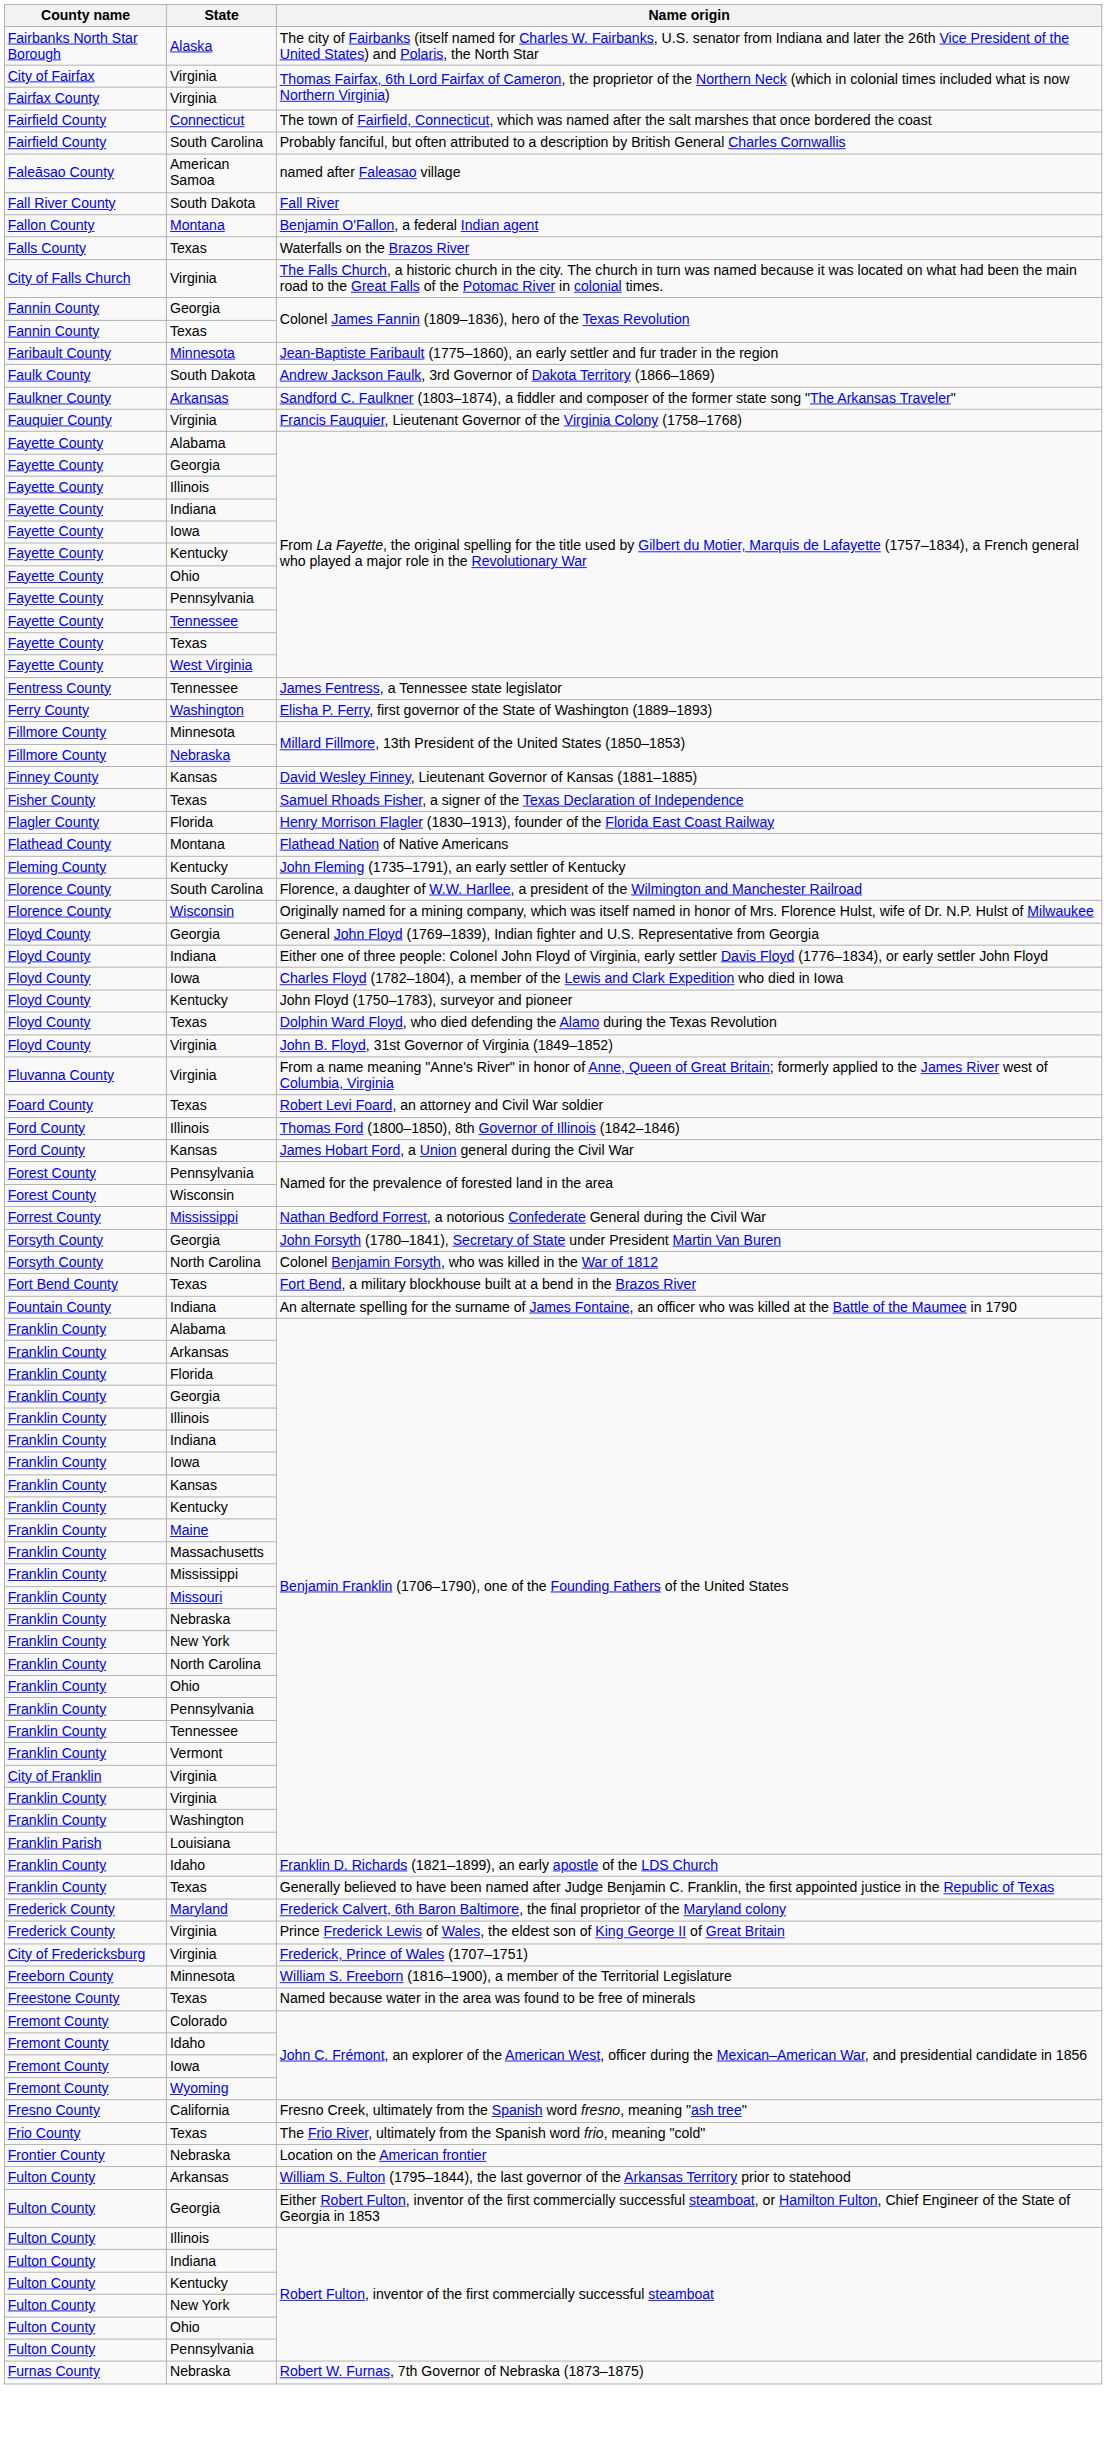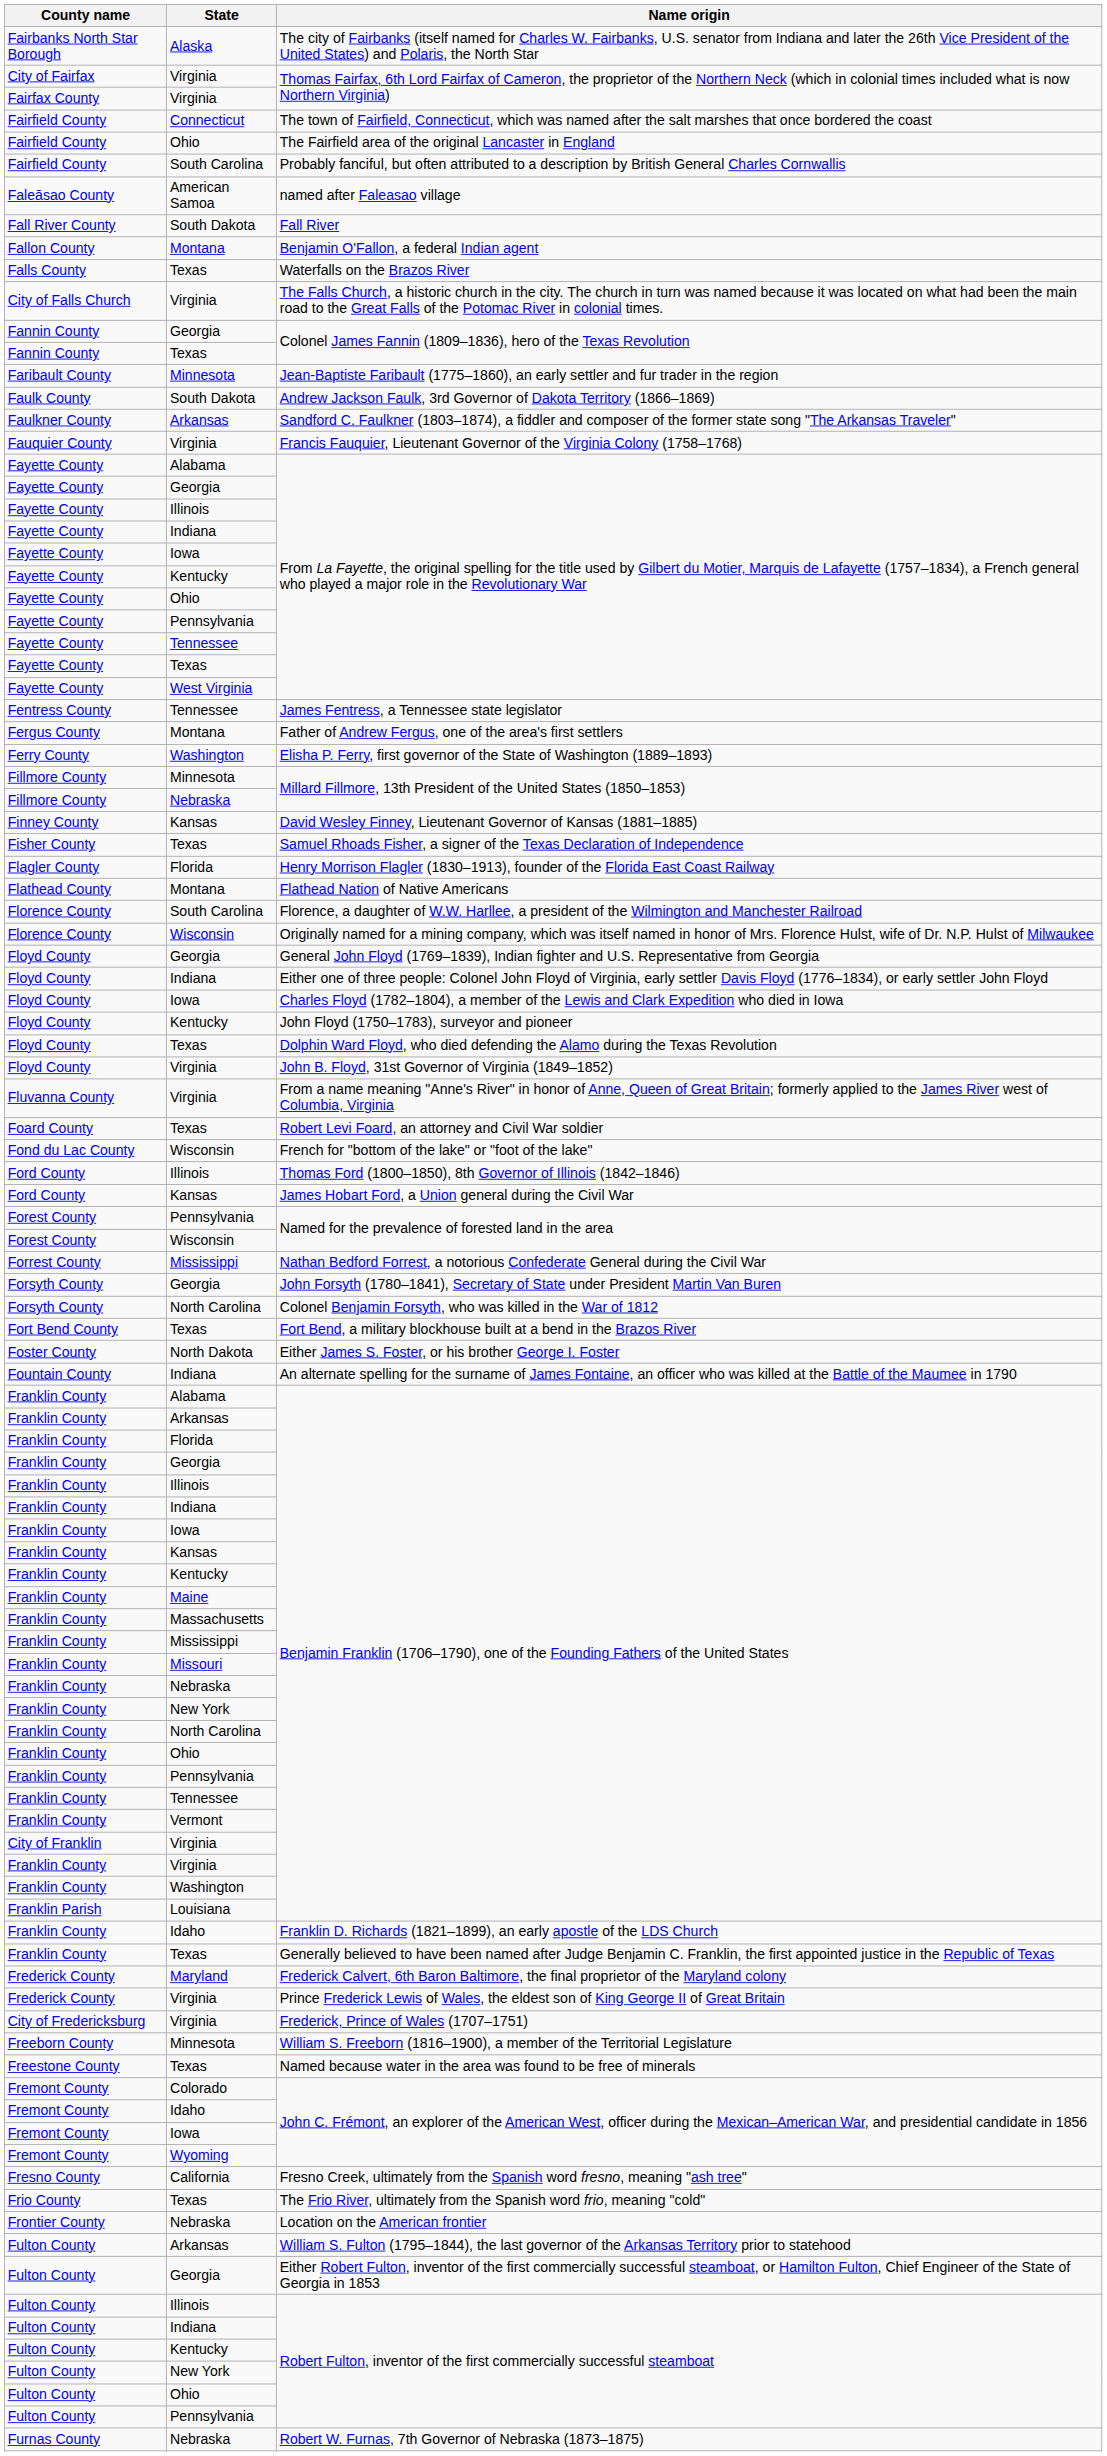+ row: (185, 143)
+ row: (197, 733)
- row: (199, 867)
+ row: (202, 1150)
+ row: (211, 1351)
